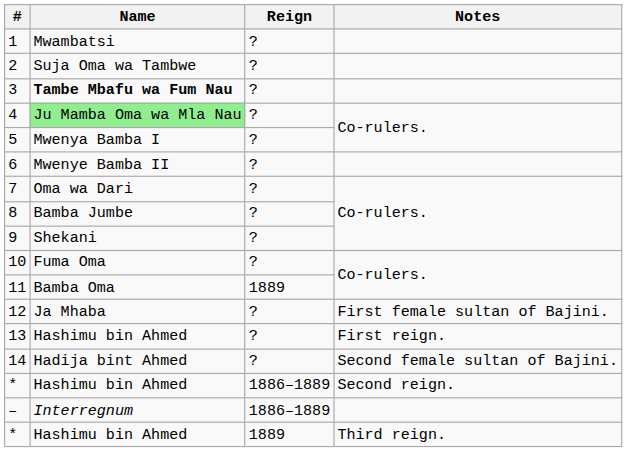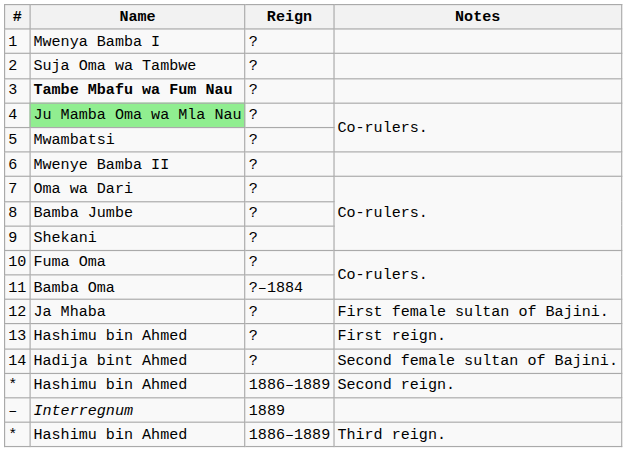(74, 41) Mwambatsi -> (97, 41) Mwenya Bamba I
(97, 140) Mwenya Bamba I -> (74, 140) Mwambatsi
(267, 287) 1889 -> (276, 287) ?–1884
(290, 410) 1886–1889 -> (267, 410) 1889
(267, 435) 1889 -> (290, 435) 1886–1889
